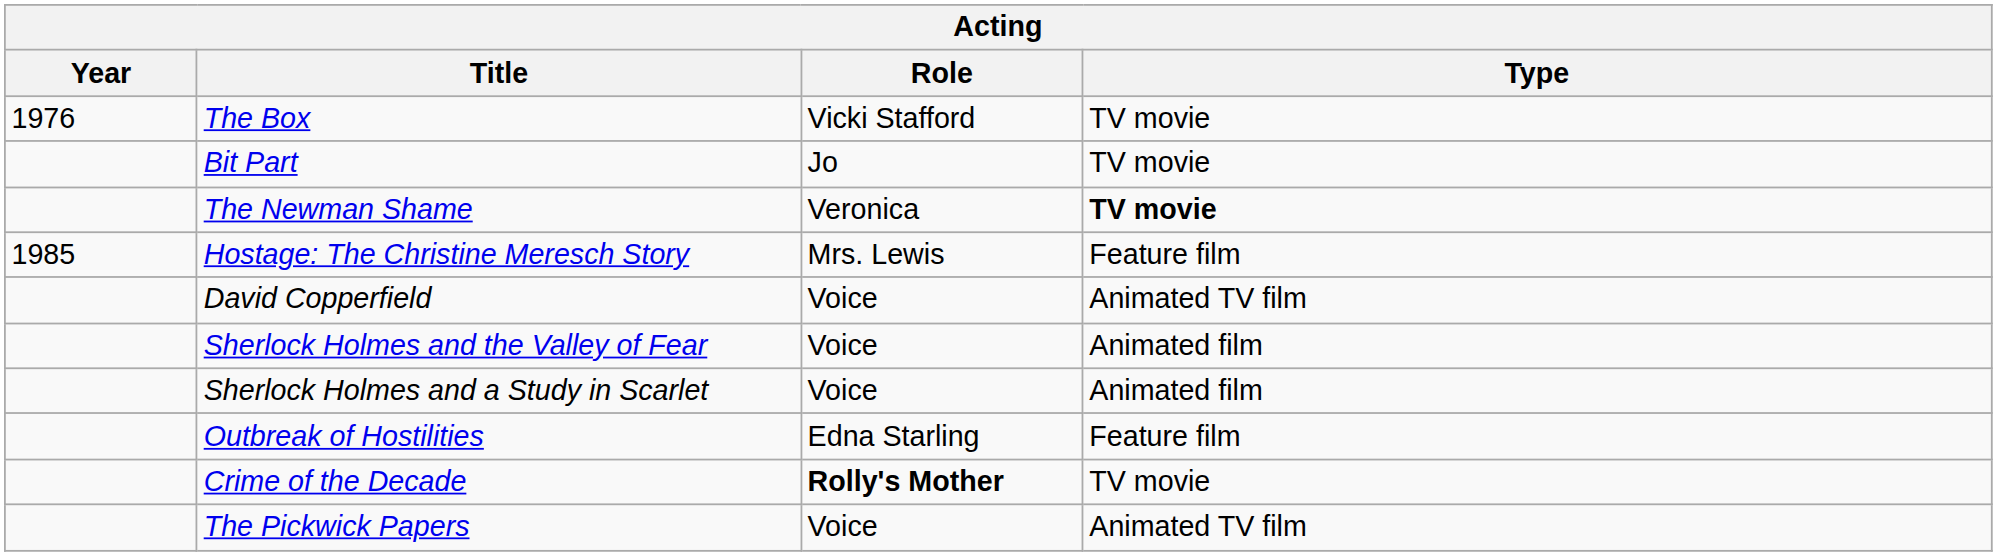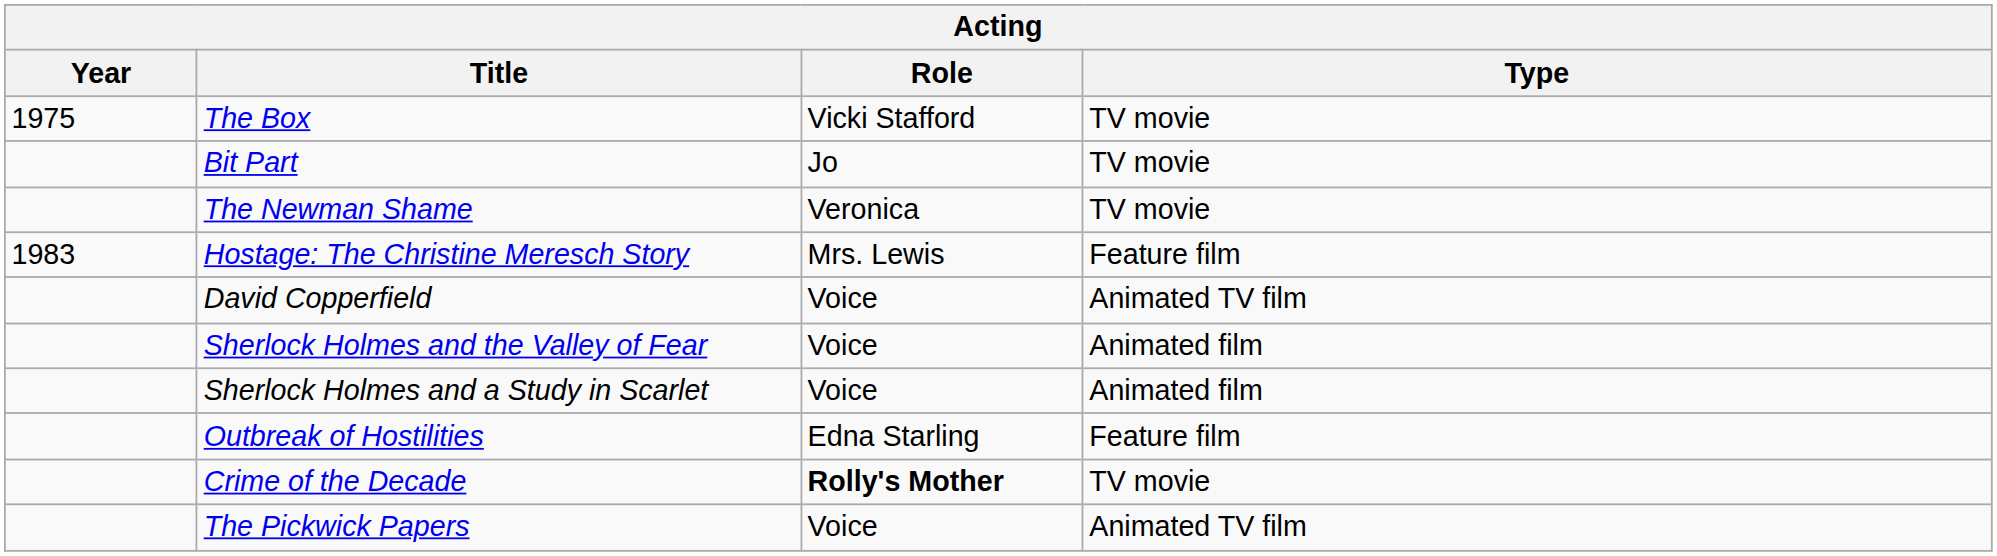(43, 118) 1976 -> (43, 118) 1975
(1153, 208) bold -> (1150, 208) normal
(43, 254) 1985 -> (43, 254) 1983
